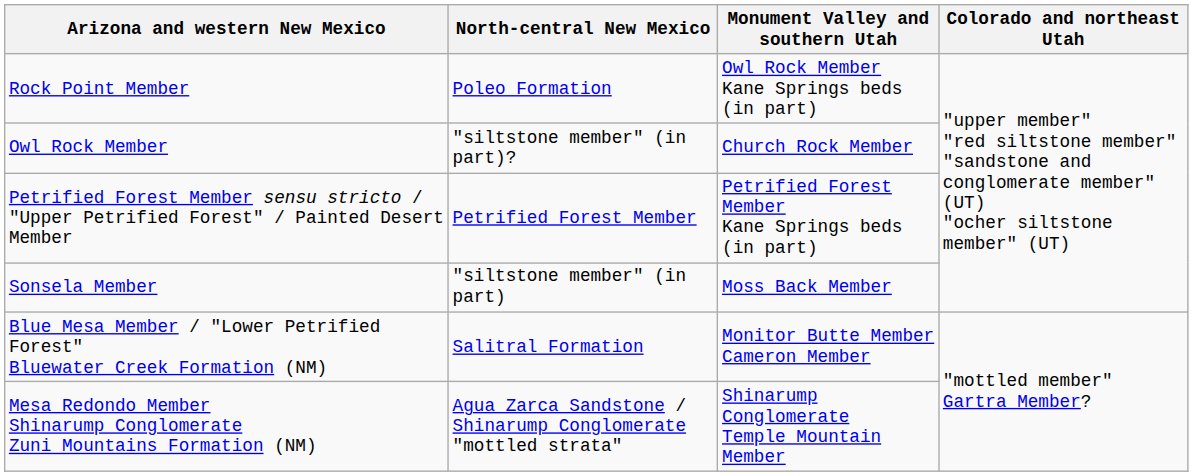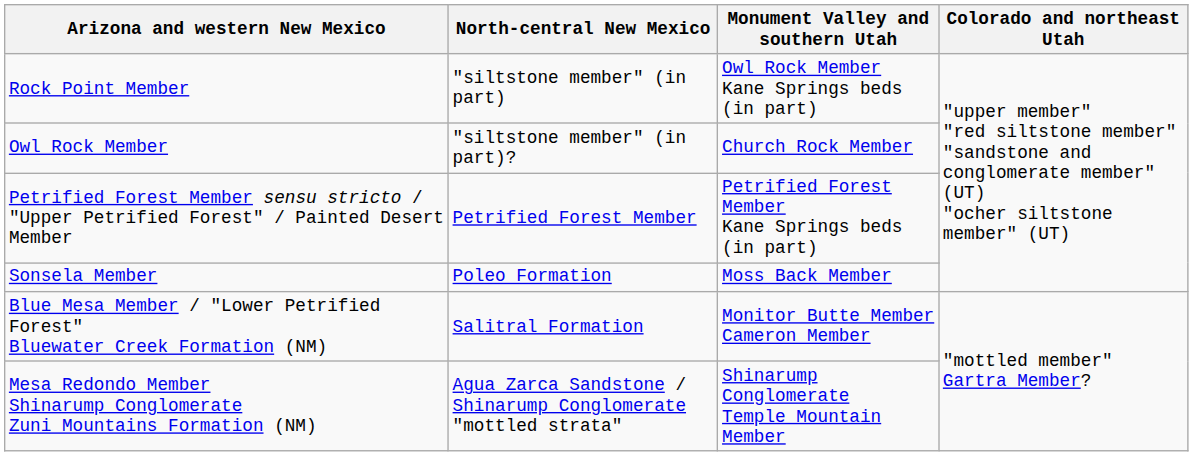(532, 89) Poleo Formation -> (569, 89) "siltstone member" (in part)
(569, 287) "siltstone member" (in part) -> (532, 277) Poleo Formation
